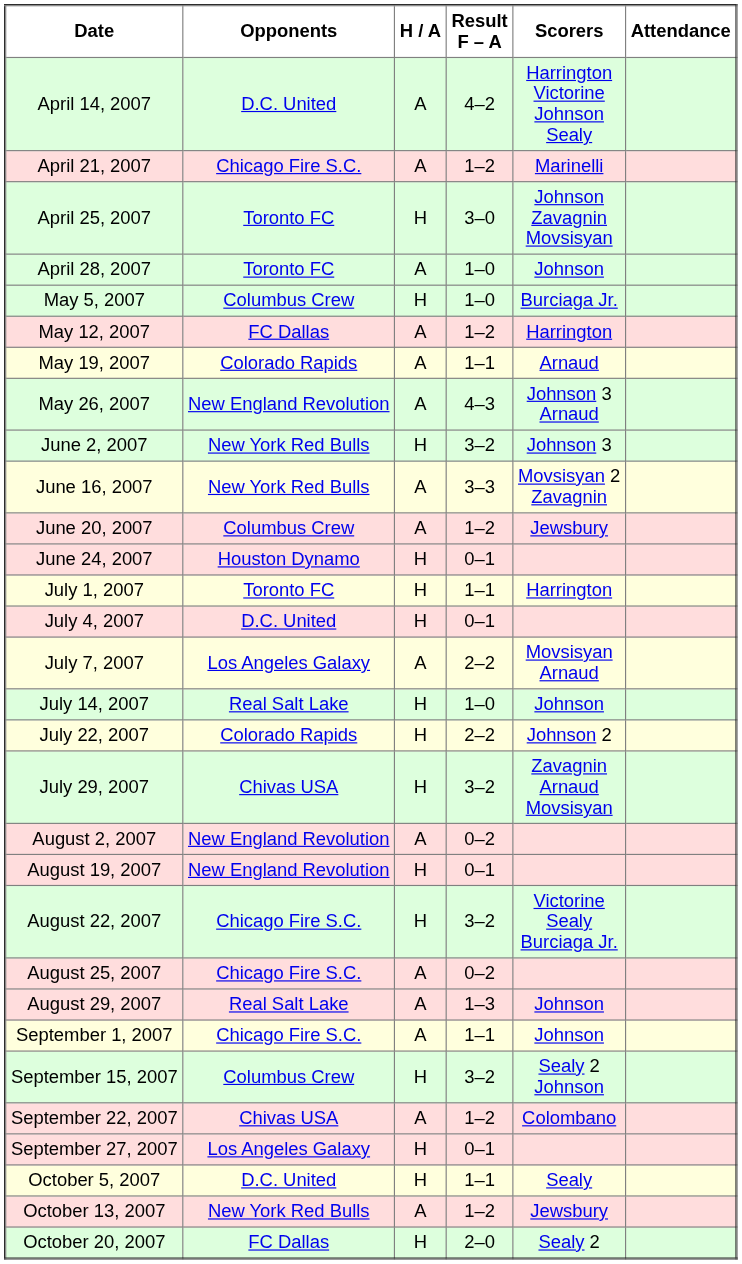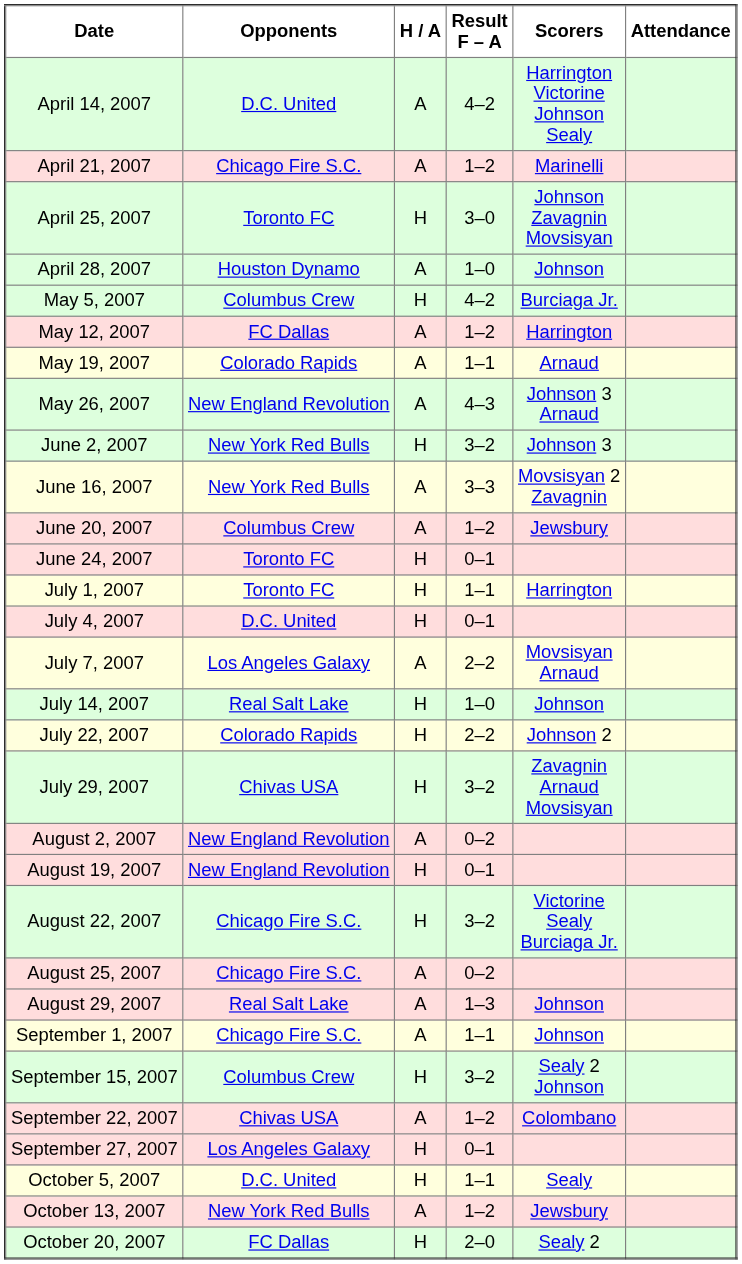(289, 269) Toronto FC -> (289, 269) Houston Dynamo
(480, 300) 1–0 -> (480, 300) 4–2
(289, 559) Houston Dynamo -> (289, 559) Toronto FC
